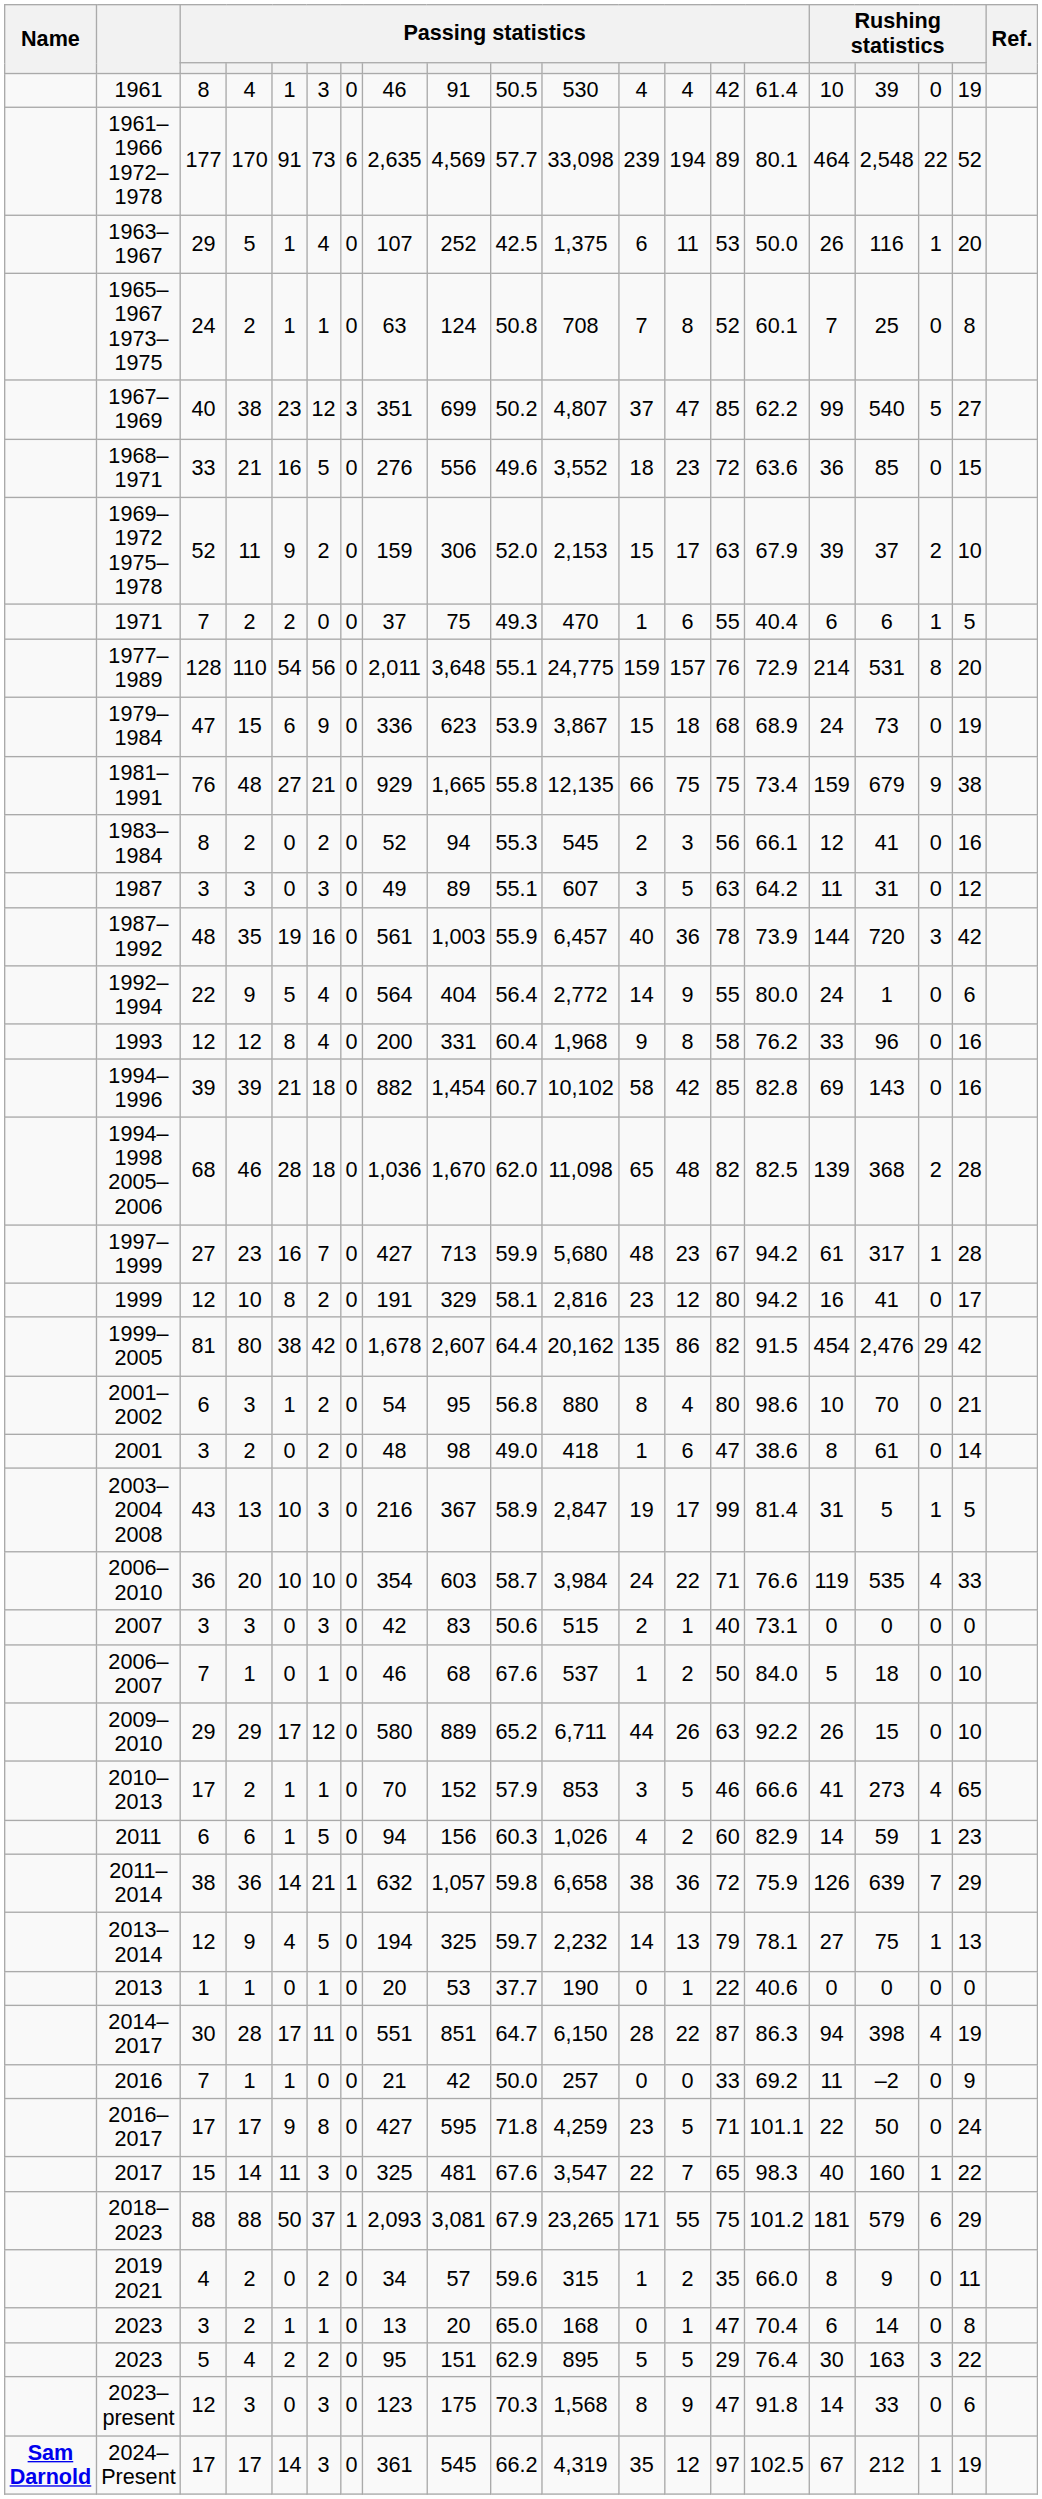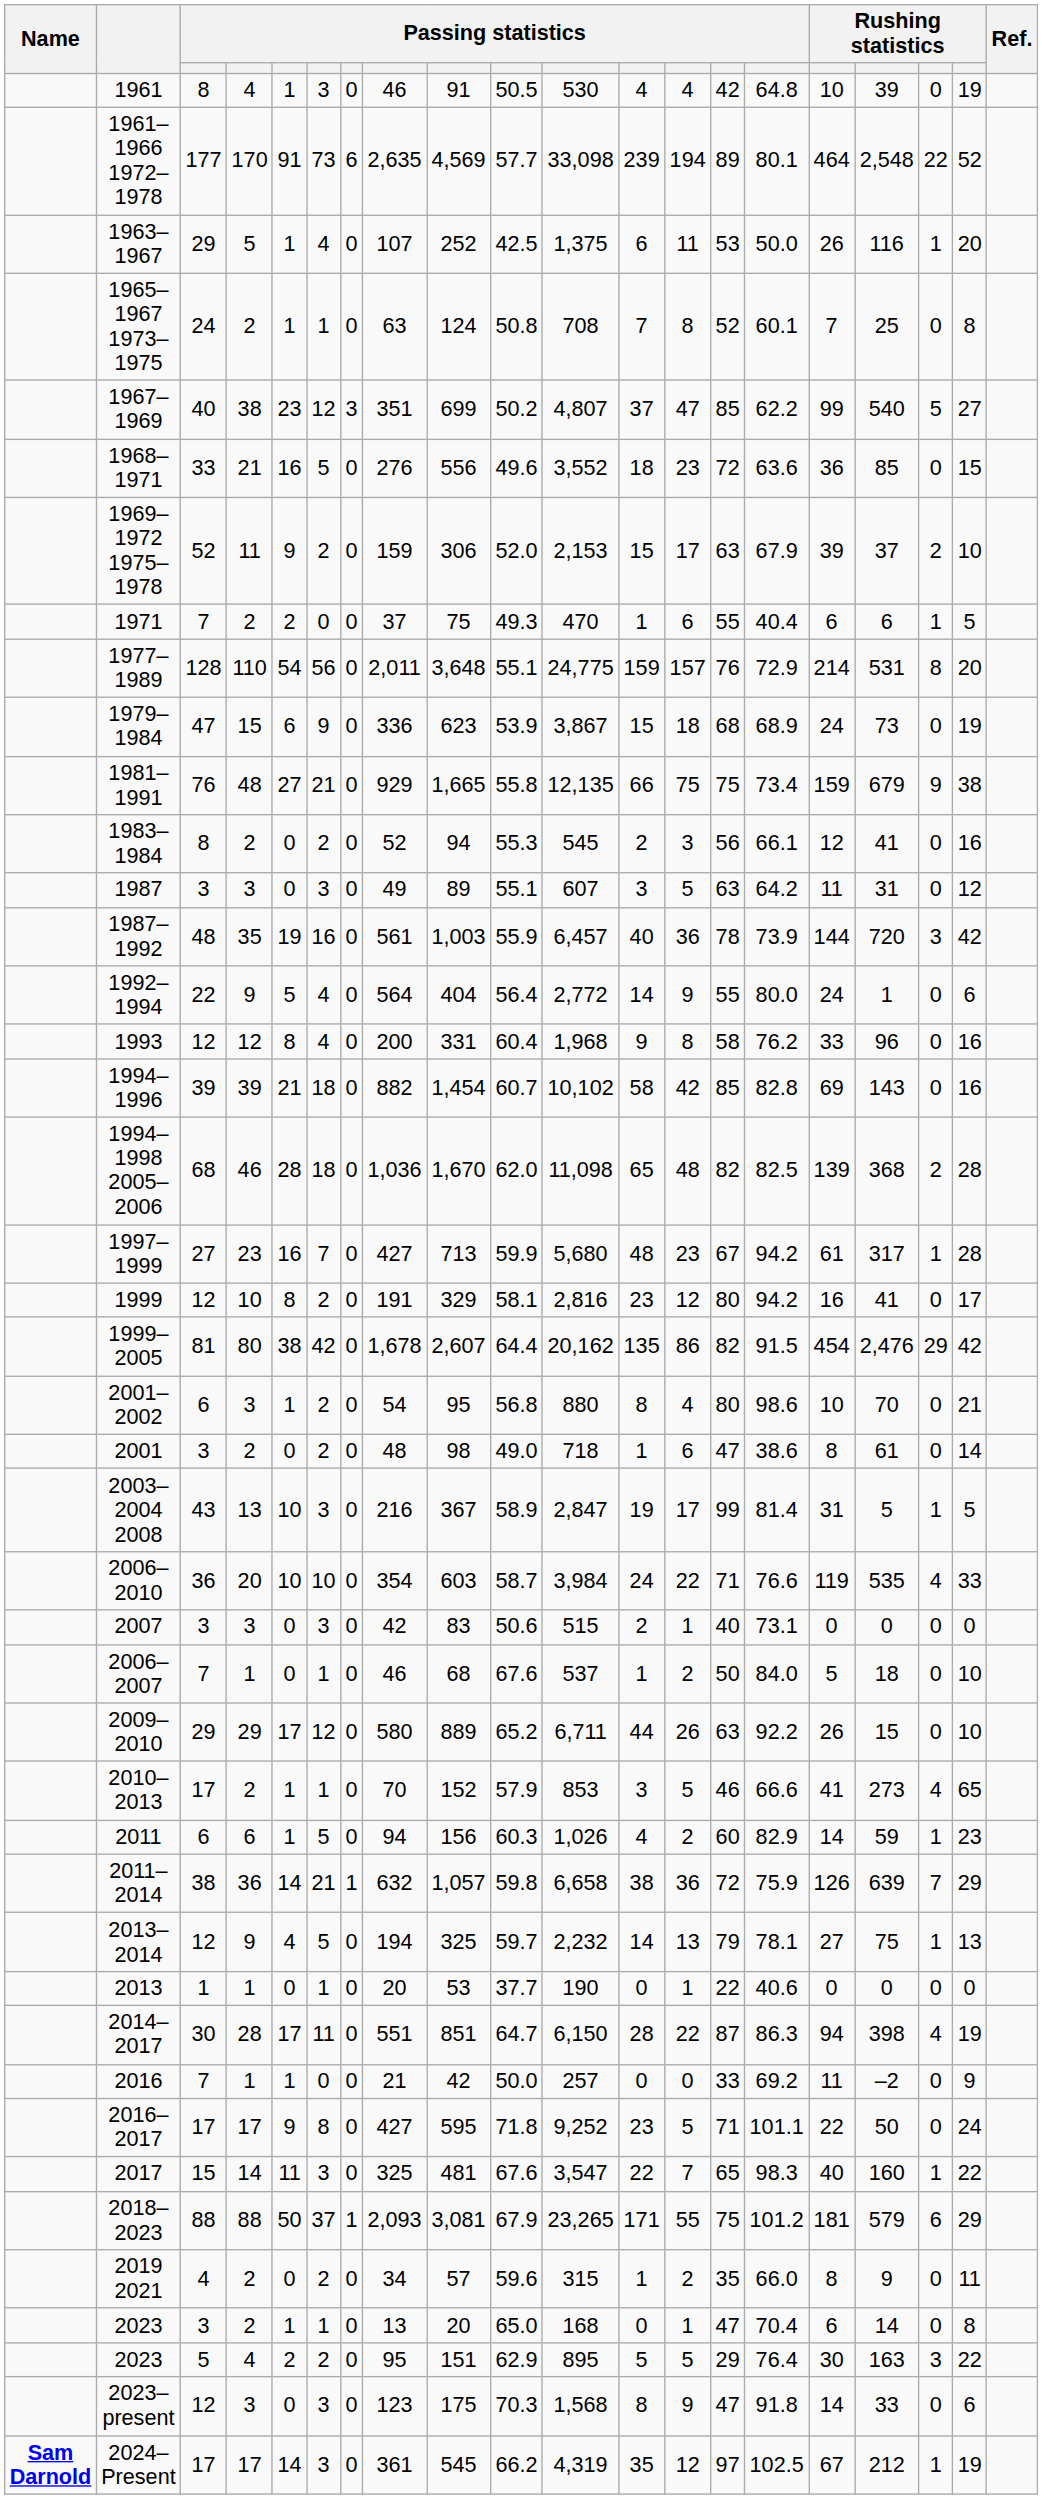(777, 90) 61.4 -> (777, 90) 64.8
(581, 1451) 418 -> (581, 1451) 718
(581, 2127) 4,259 -> (581, 2127) 9,252
